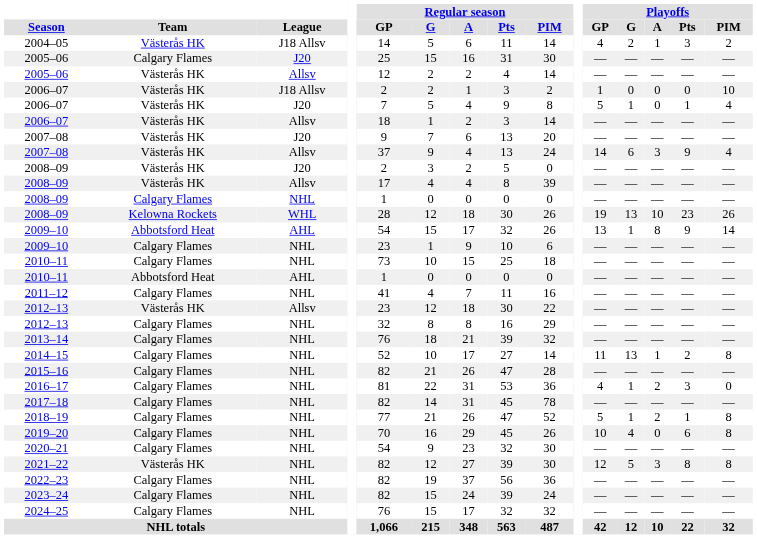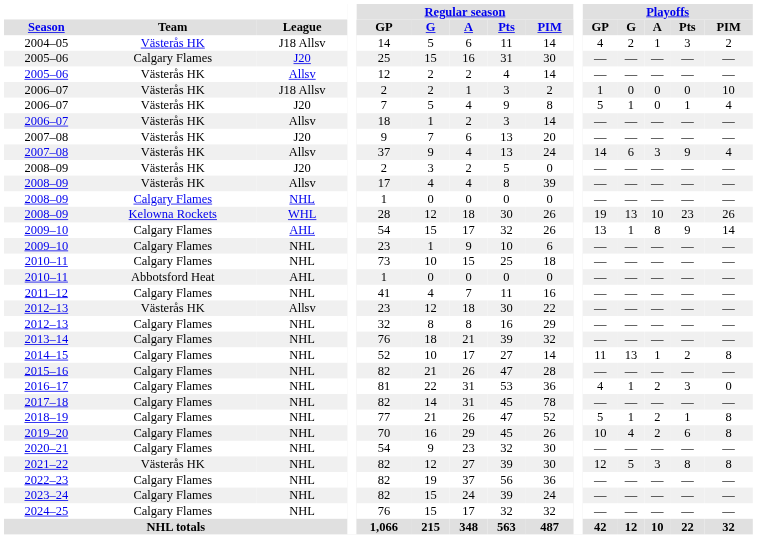(173, 230) Abbotsford Heat -> (173, 230) Calgary Flames
(657, 433) 0 -> (657, 433) 2
